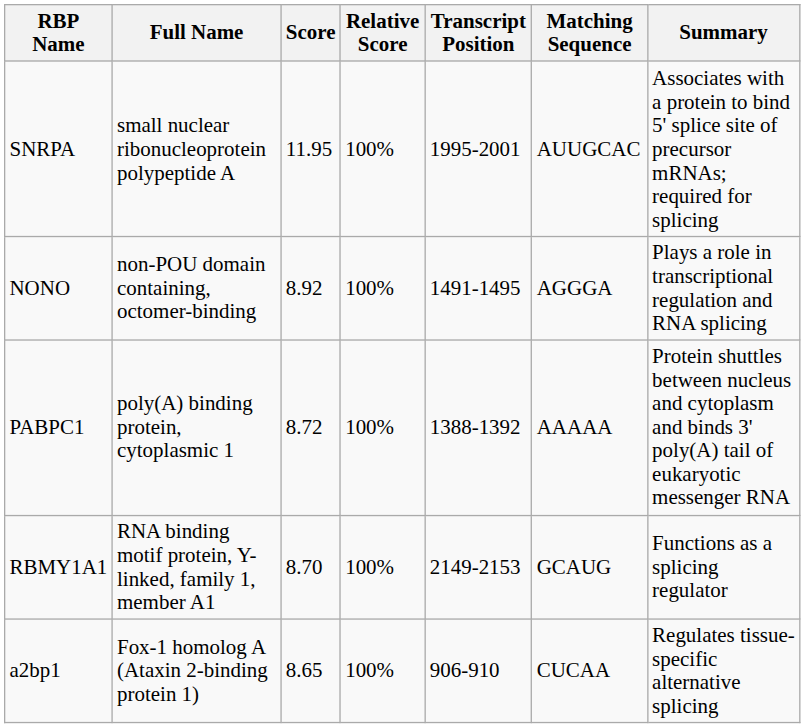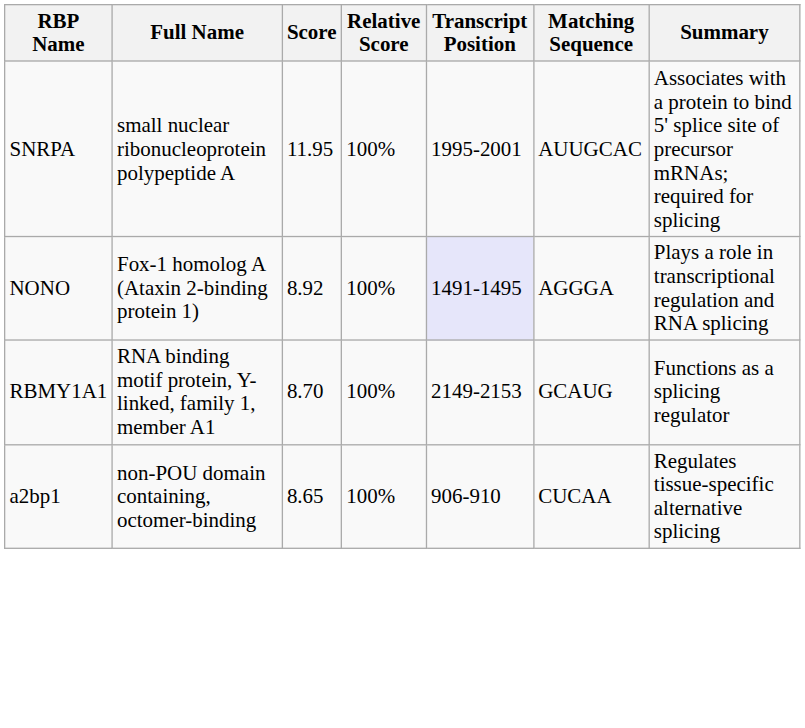(191, 288) non-POU domain containing, octomer-binding -> (192, 288) Fox-1 homolog A (Ataxin 2-binding protein 1)
(475, 288) no background -> (476, 288) lavender background
- row: (47, 427)
(192, 670) Fox-1 homolog A (Ataxin 2-binding protein 1) -> (191, 495) non-POU domain containing, octomer-binding
